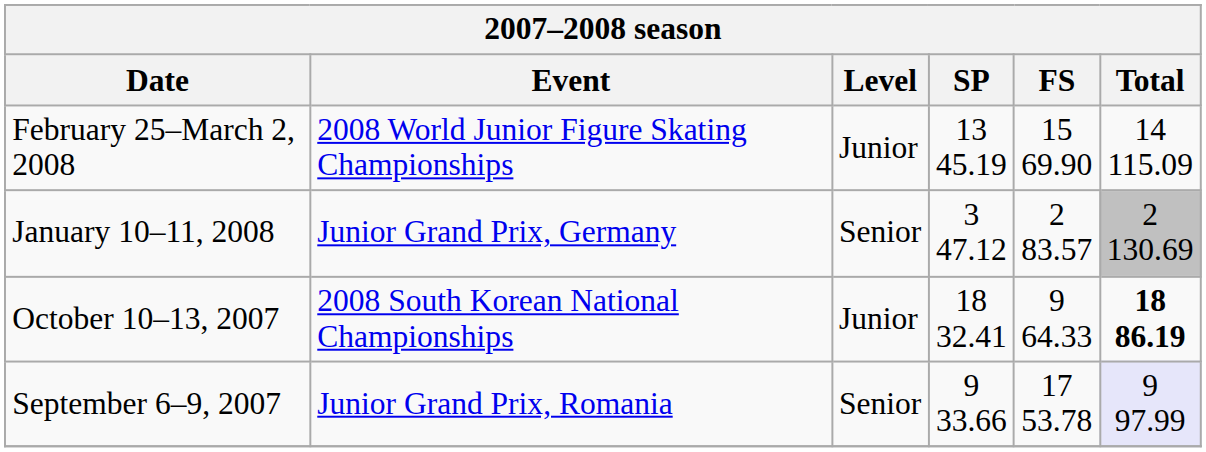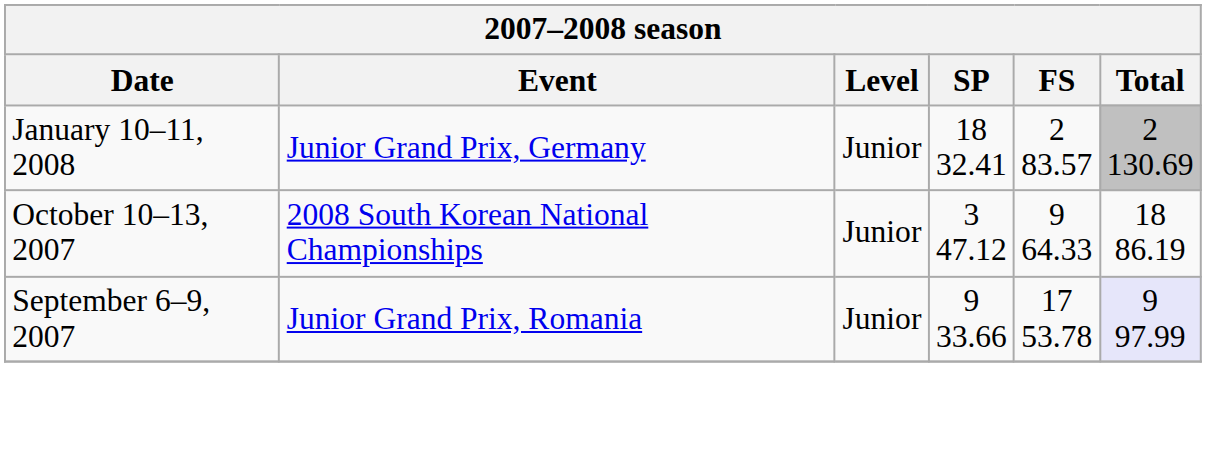- row: (154, 147)
(880, 232) Senior -> (882, 147) Junior
(971, 232) 3 47.12 -> (971, 147) 18 32.41
(971, 318) 18 32.41 -> (971, 232) 3 47.12
(1150, 318) bold -> (1150, 232) normal
(880, 403) Senior -> (882, 318) Junior
